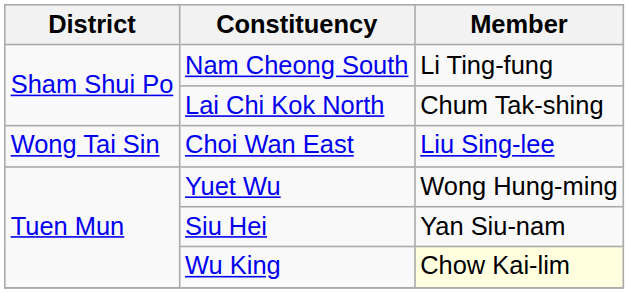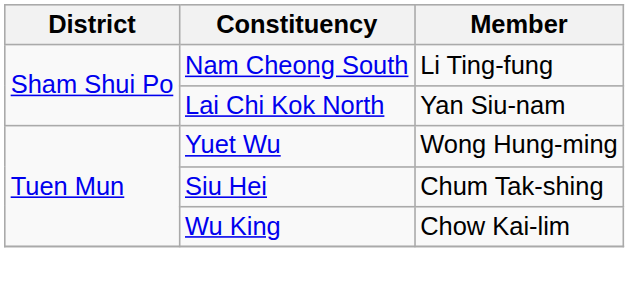(512, 105) Chum Tak-shing -> (493, 105) Yan Siu-nam
- row: (269, 145)
(493, 226) Yan Siu-nam -> (512, 186) Chum Tak-shing
(495, 266) lightyellow background -> (495, 226) no background
